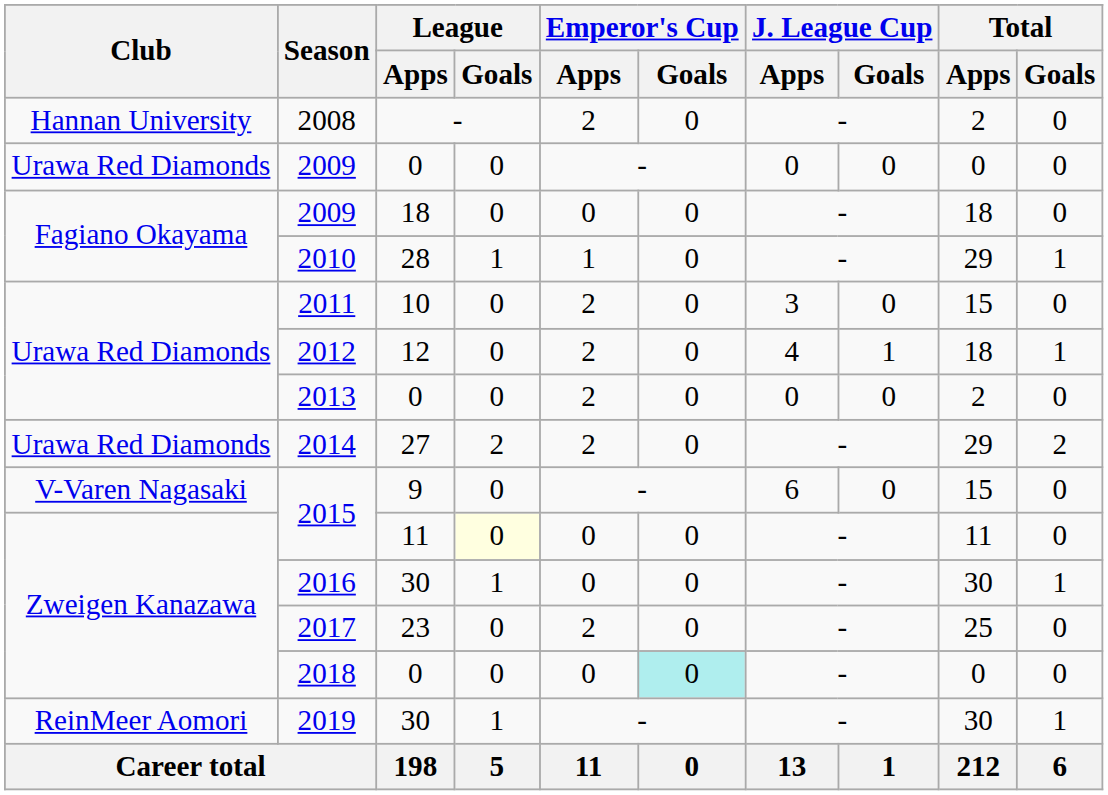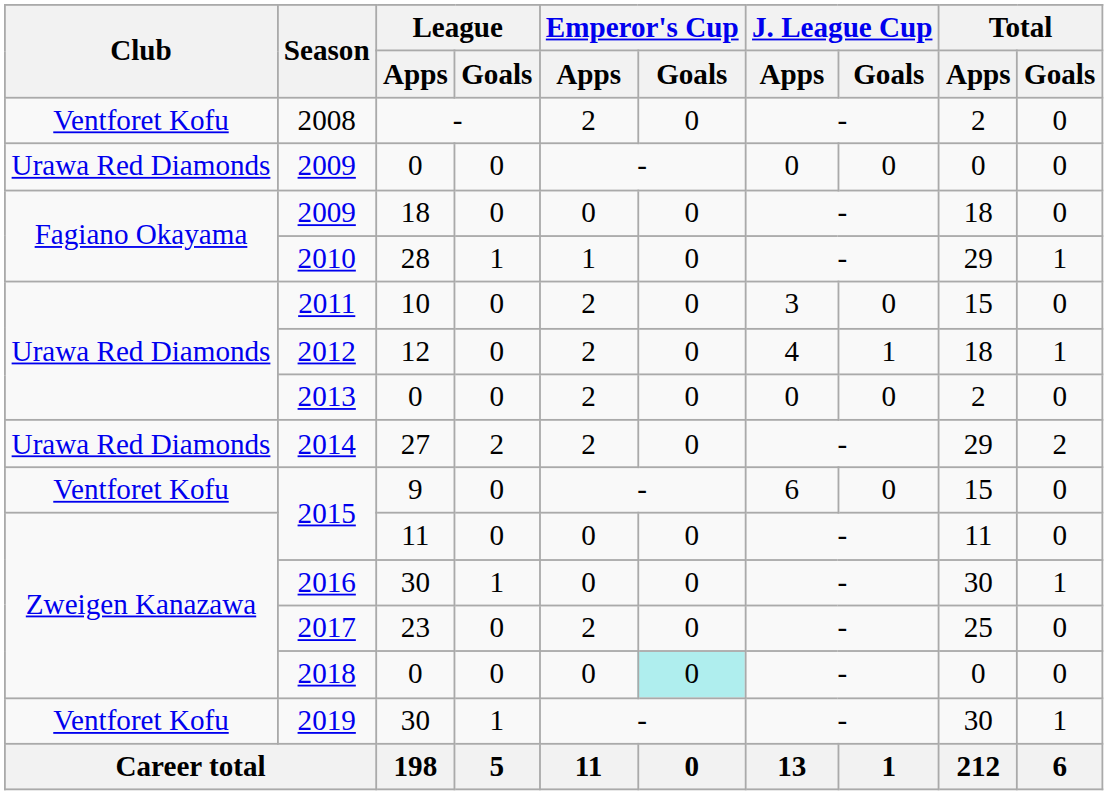(141, 119) Hannan University -> (141, 119) Ventforet Kofu
(141, 489) V-Varen Nagasaki -> (141, 489) Ventforet Kofu
(497, 535) lightyellow background -> (497, 535) no background
(141, 720) ReinMeer Aomori -> (141, 720) Ventforet Kofu
